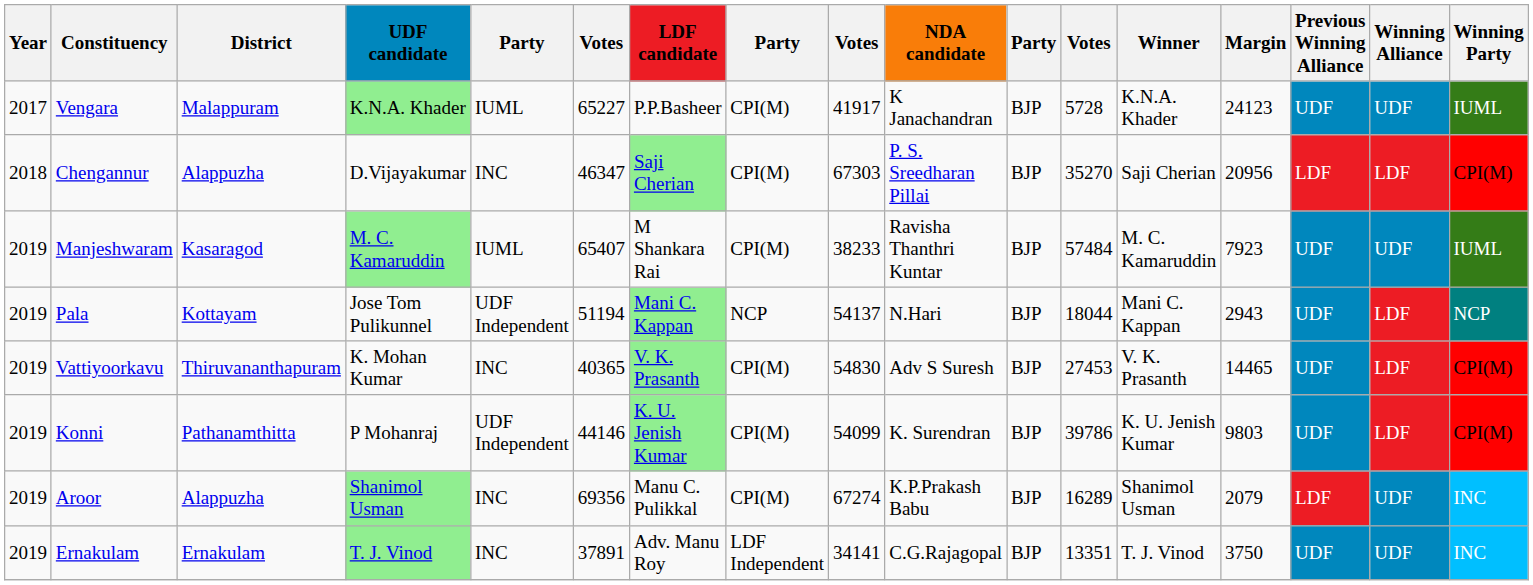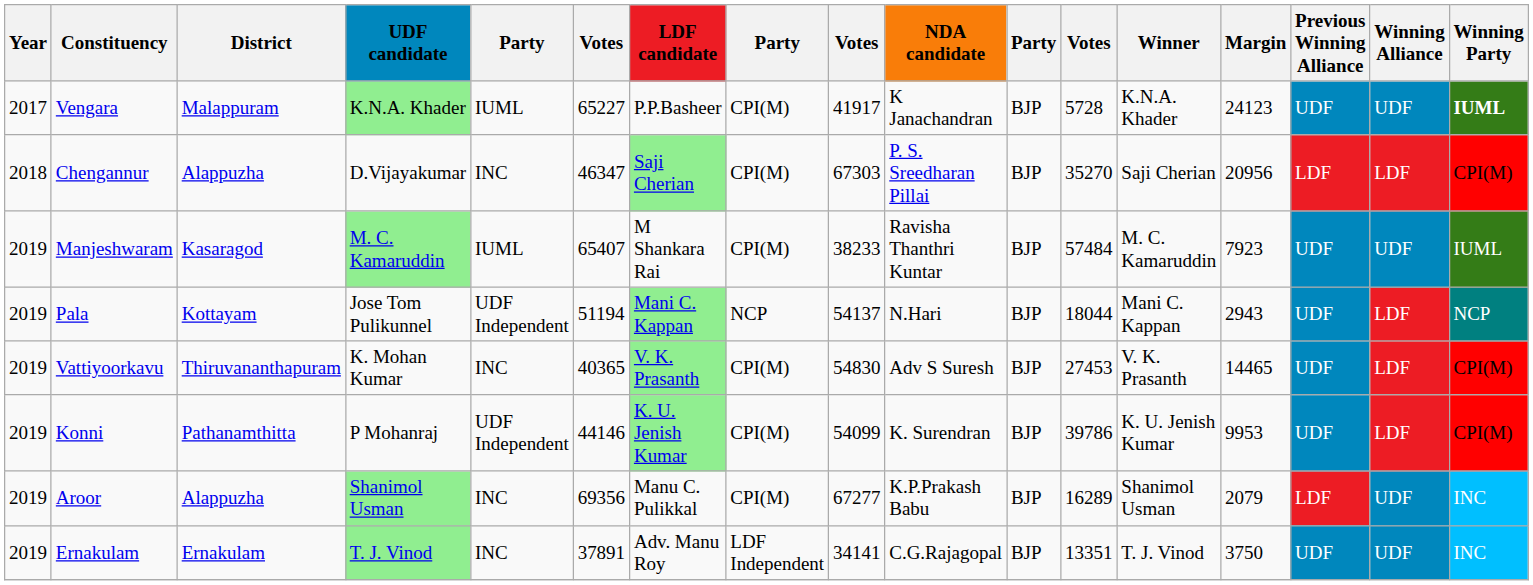(1478, 107) normal -> (1479, 107) bold
(1244, 433) 9803 -> (1244, 433) 9953
(857, 498) 67274 -> (857, 498) 67277
